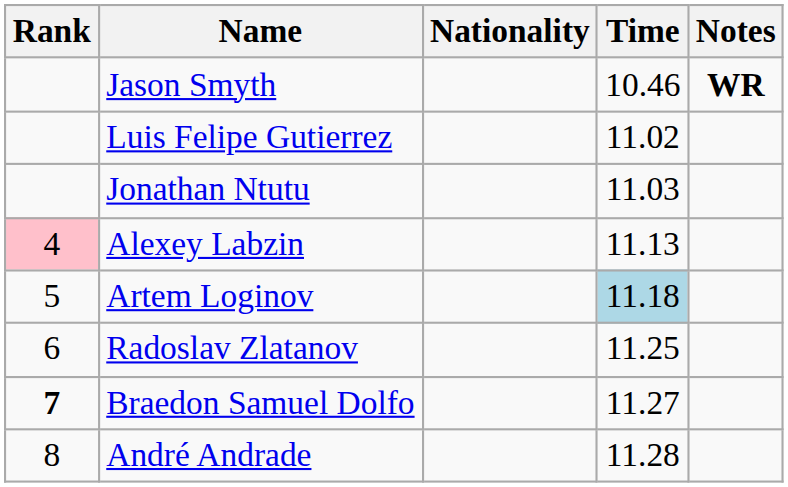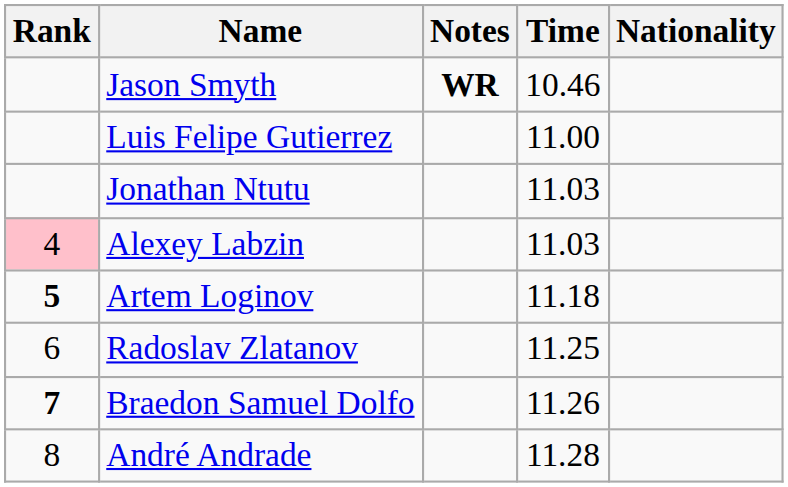columns swapped: (510, 31) <-> (736, 31)
(643, 137) 11.02 -> (563, 137) 11.00
(643, 243) 11.13 -> (563, 243) 11.03
(52, 296) normal -> (52, 296) bold
(643, 296) lightblue background -> (563, 296) no background
(643, 402) 11.27 -> (563, 402) 11.26
